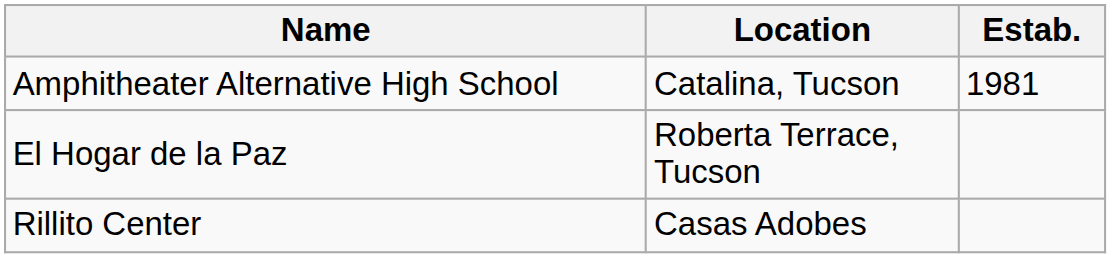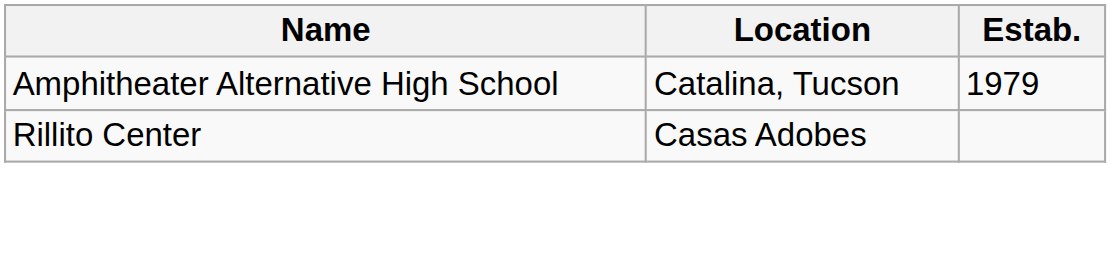(1003, 82) 1981 -> (1003, 82) 1979
- row: (150, 153)
